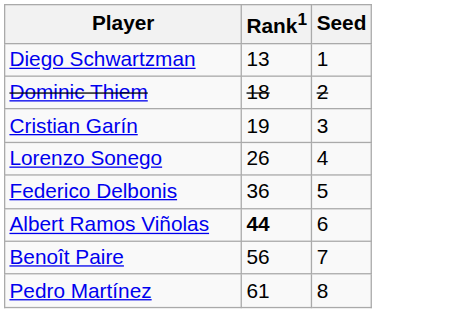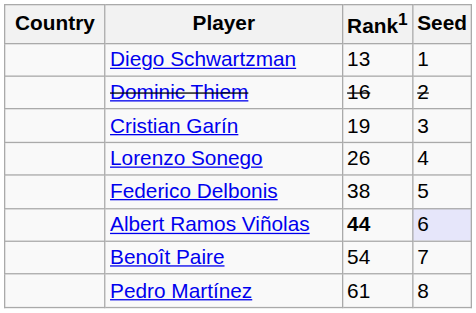+ column: (55, 23)
(258, 92) 18 -> (359, 92) 16
(258, 191) 36 -> (359, 191) 38
(322, 224) no background -> (423, 224) lavender background
(258, 257) 56 -> (359, 257) 54
